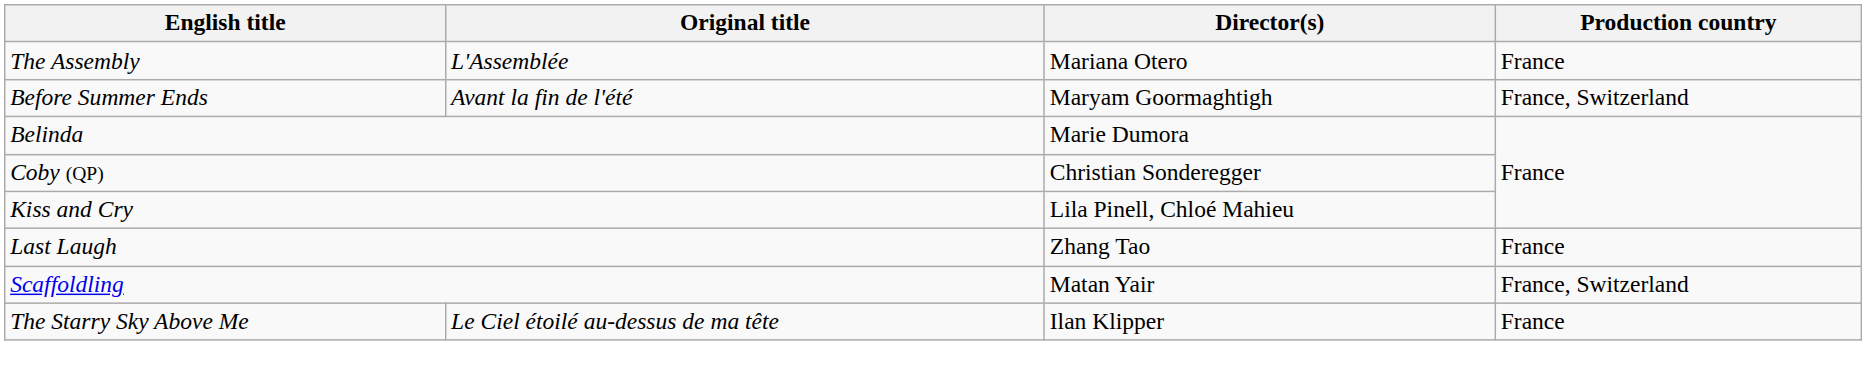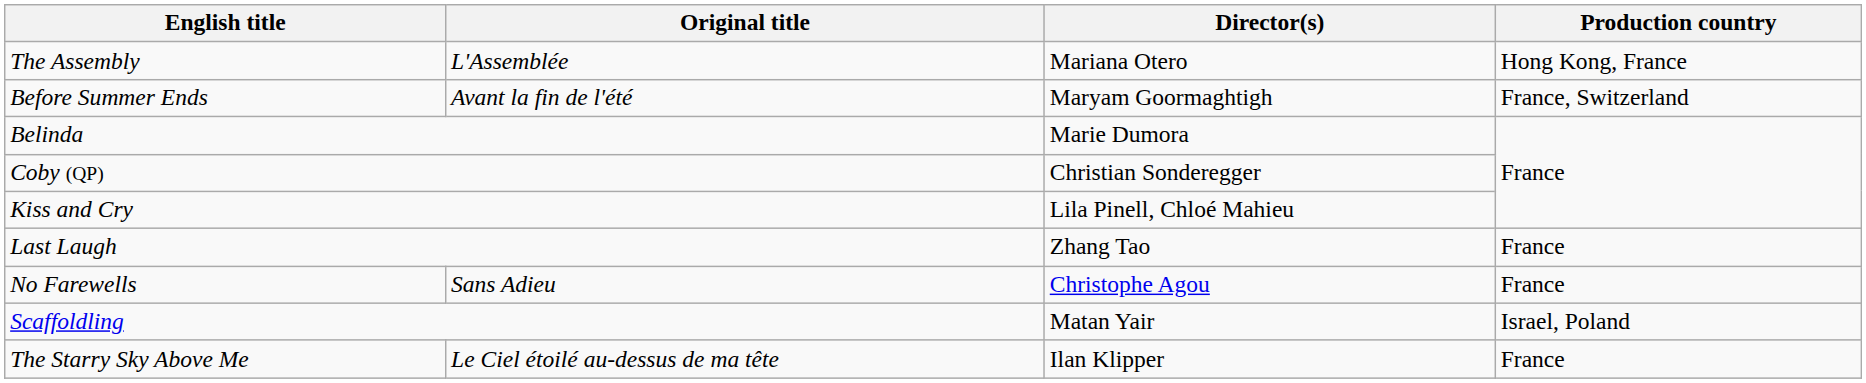(1533, 60) France -> (1594, 60) Hong Kong, France
+ row: (73, 284)
(1595, 284) France, Switzerland -> (1565, 321) Israel, Poland
